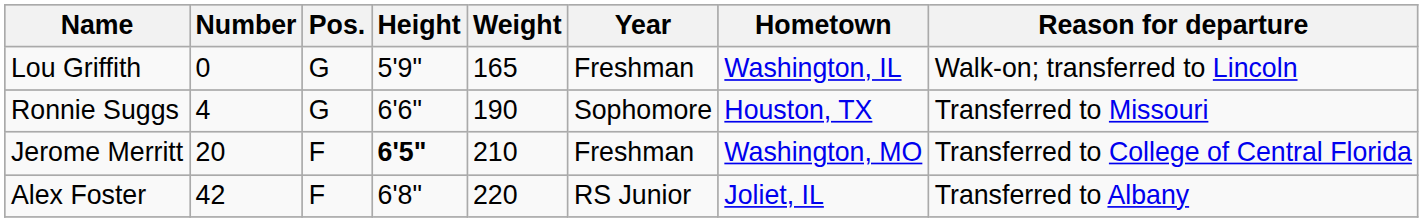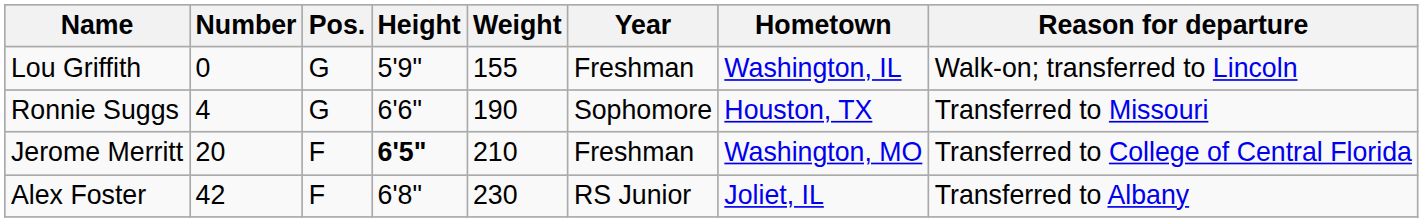(495, 68) 165 -> (495, 68) 155
(495, 195) 220 -> (495, 195) 230
